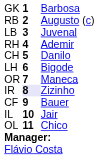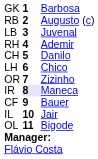(57, 67) Bigode -> (54, 67) Chico
(59, 79) Maneca -> (58, 79) Zizinho
(58, 91) Zizinho -> (59, 91) Maneca
(54, 126) Chico -> (57, 126) Bigode
